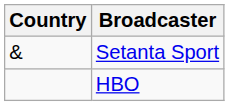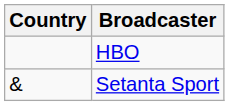rows swapped: (157, 52) <-> (118, 84)
